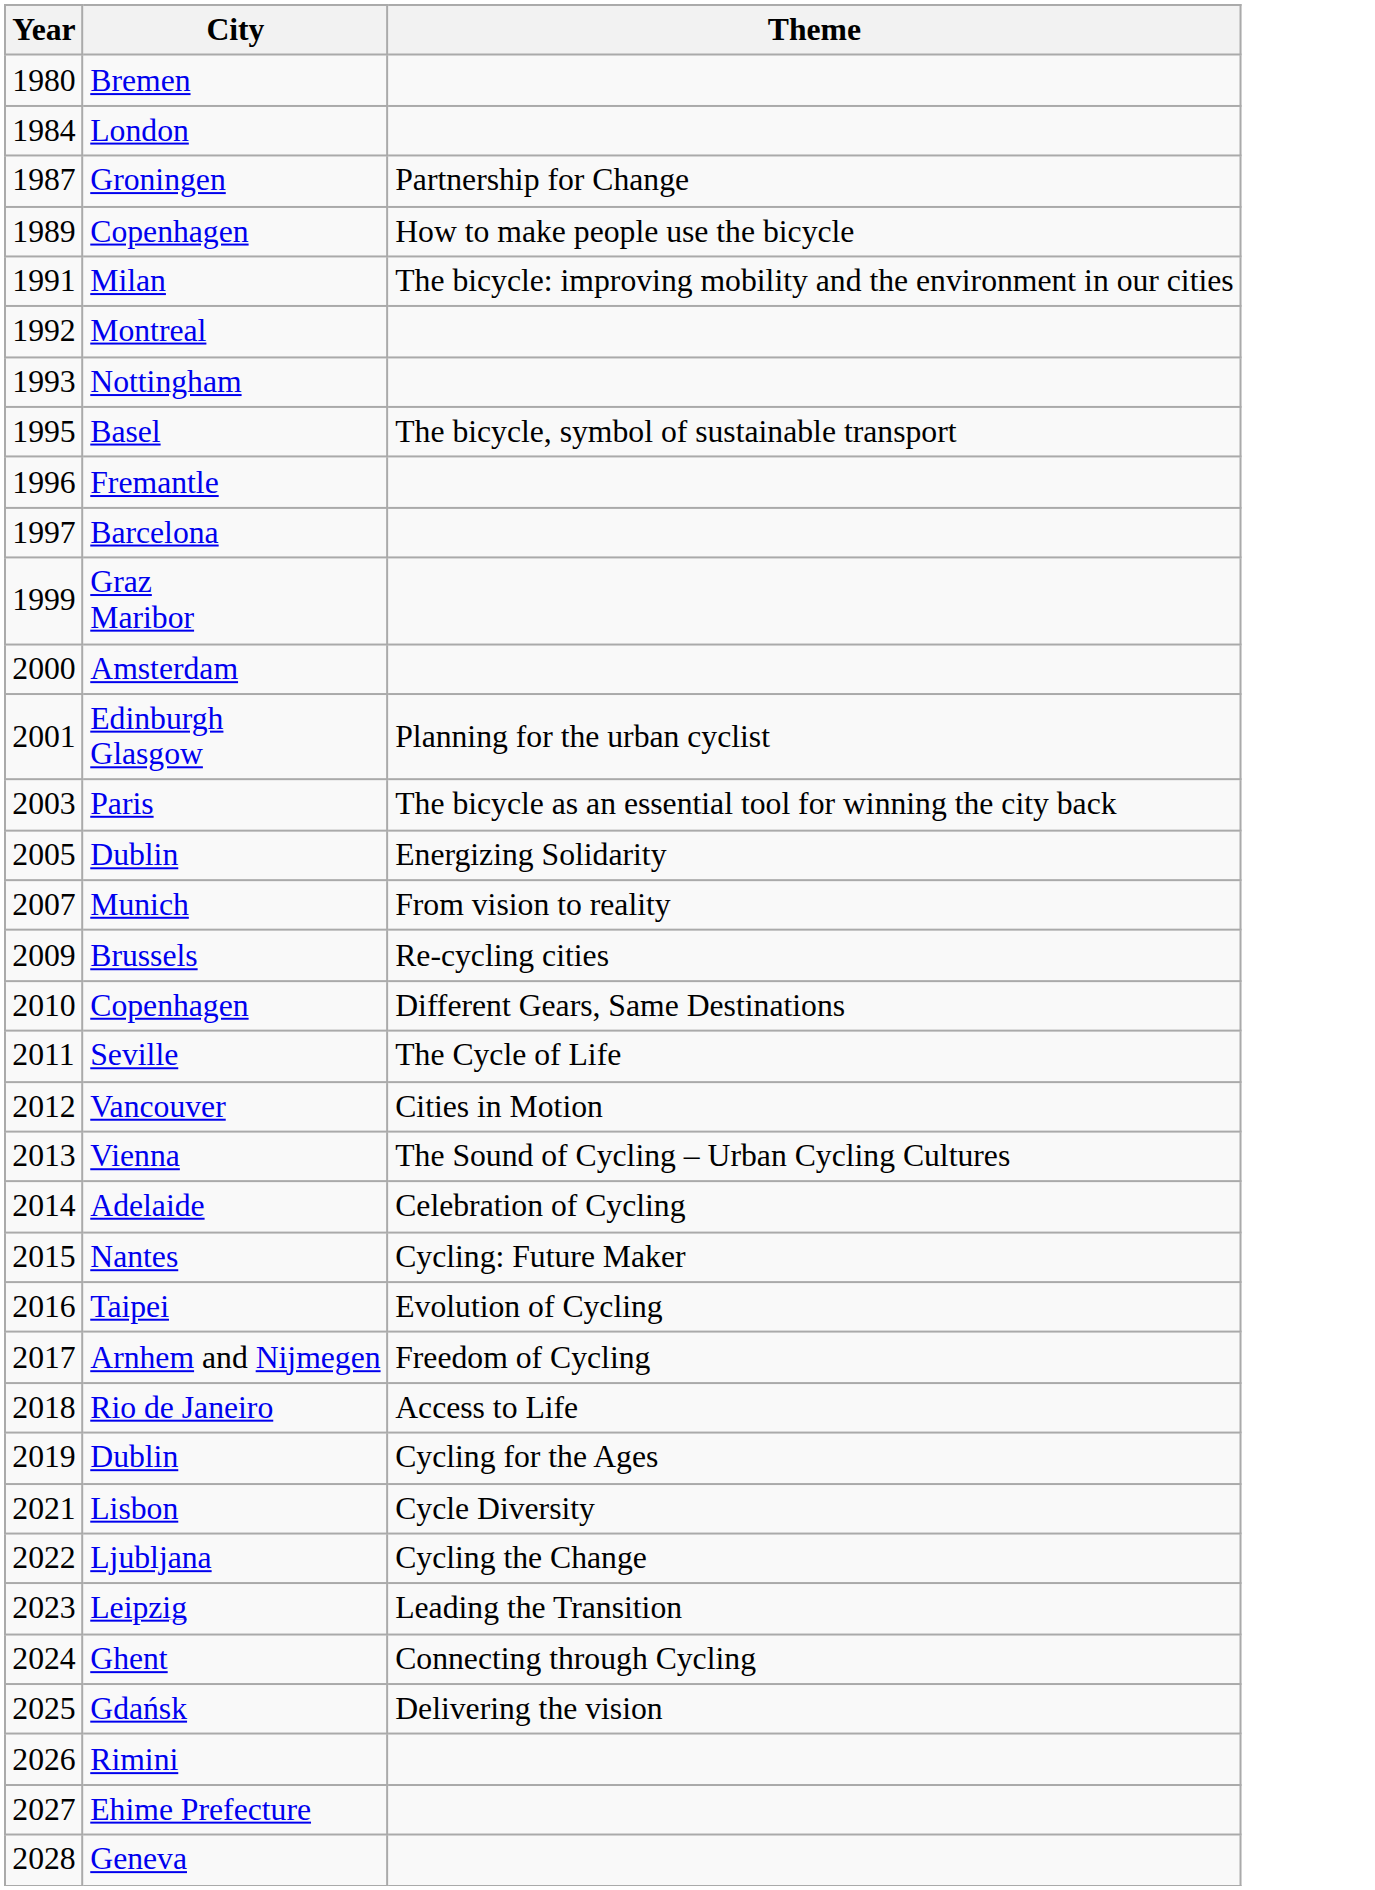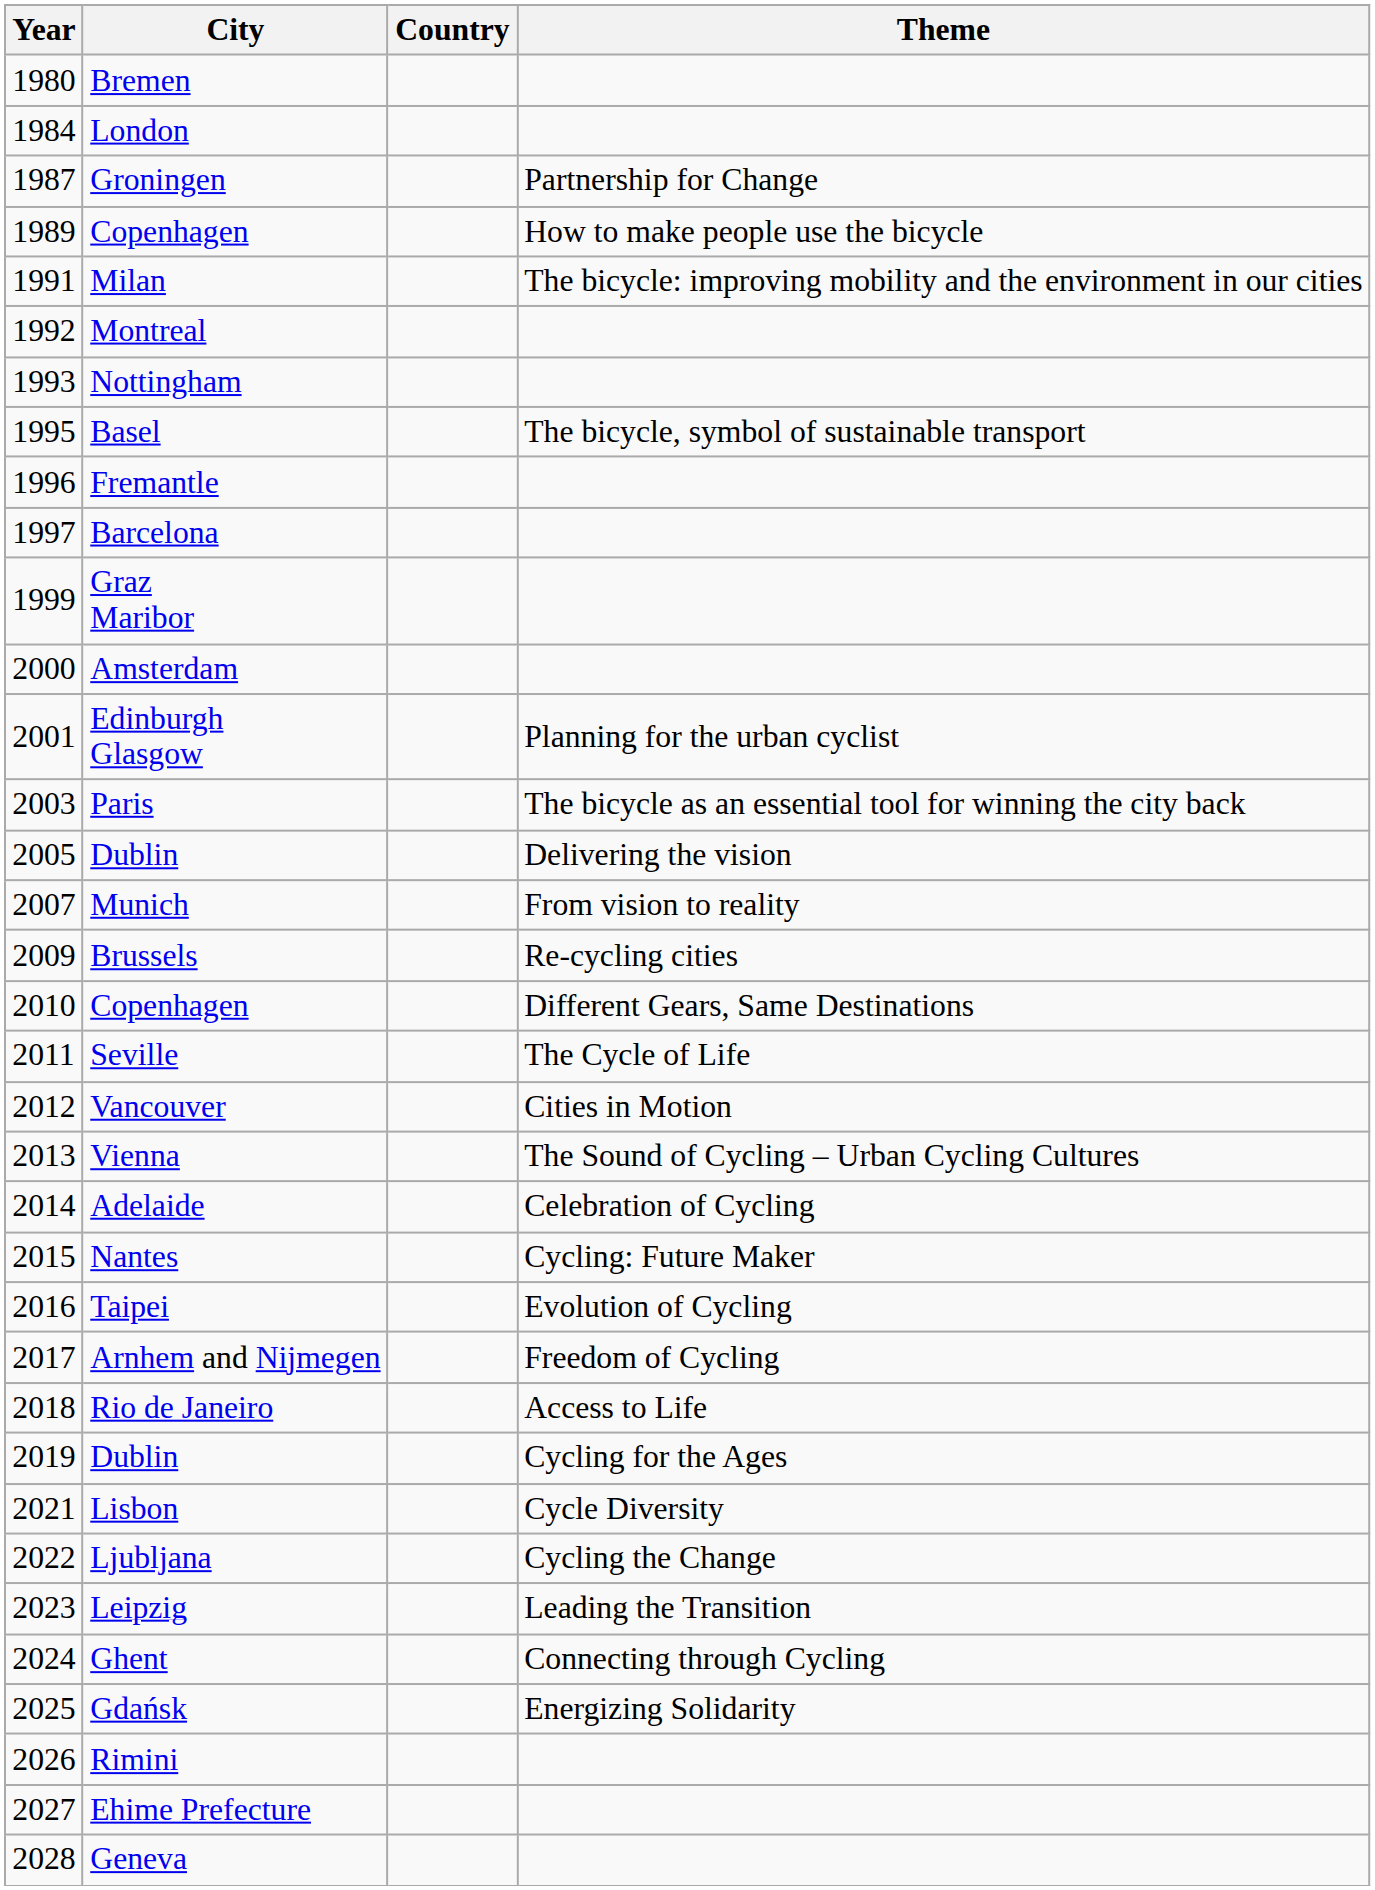+ column: (452, 29)
(531, 854) Energizing Solidarity -> (658, 854) Delivering the vision
(529, 1708) Delivering the vision -> (660, 1708) Energizing Solidarity
